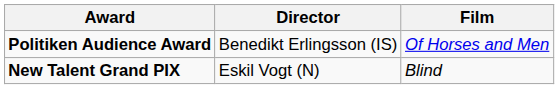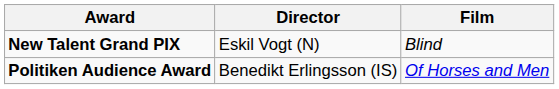rows swapped: (94, 70) <-> (110, 44)
